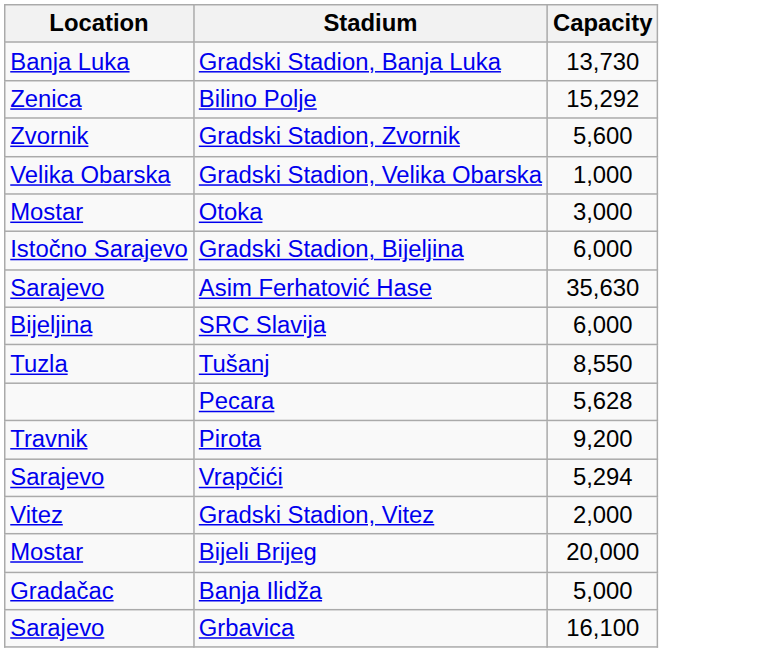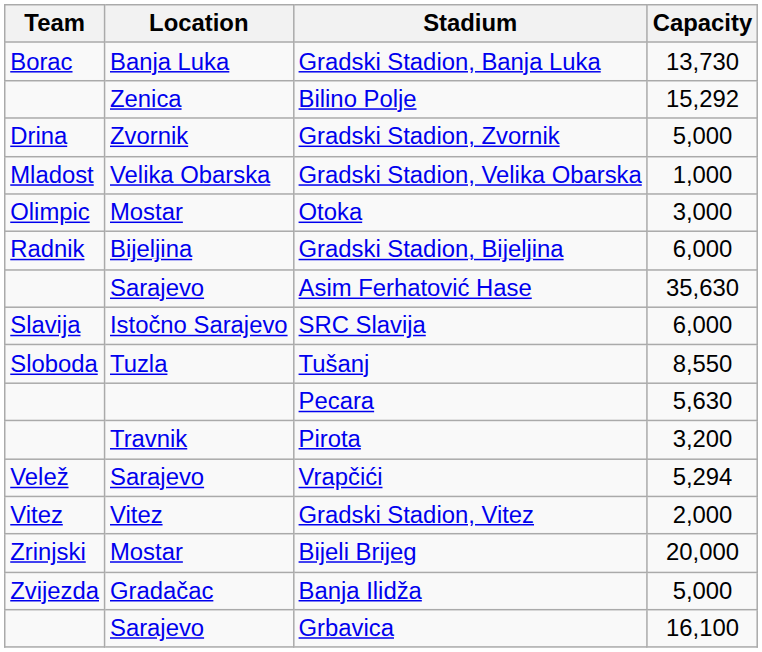+ column: (55, 23)
(603, 136) 5,600 -> (702, 136) 5,000
(99, 250) Istočno Sarajevo -> (151, 250) Bijeljina
(51, 325) Bijeljina -> (199, 325) Istočno Sarajevo
(603, 401) 5,628 -> (702, 401) 5,630
(603, 439) 9,200 -> (702, 439) 3,200
